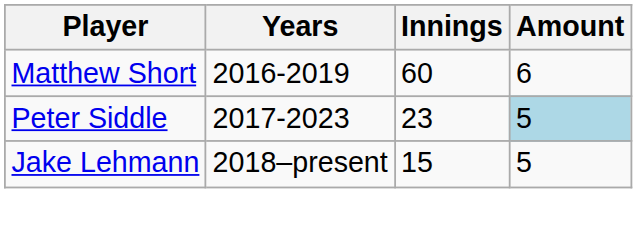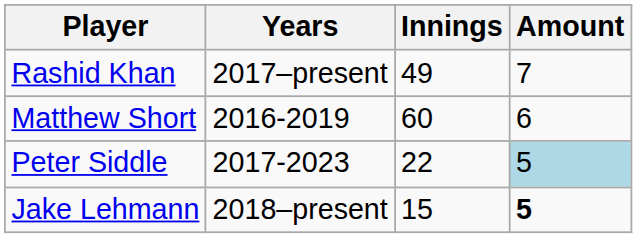+ row: (94, 72)
(417, 118) 23 -> (417, 163) 22
(524, 163) normal -> (524, 208) bold
